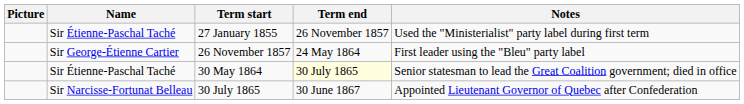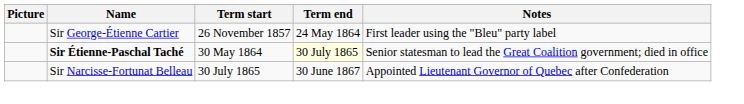- row: (238, 33)
(113, 71) normal -> (117, 52) bold
